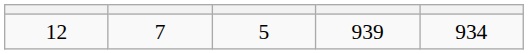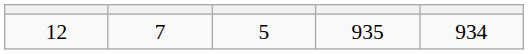(368, 31) 939 -> (368, 31) 935
